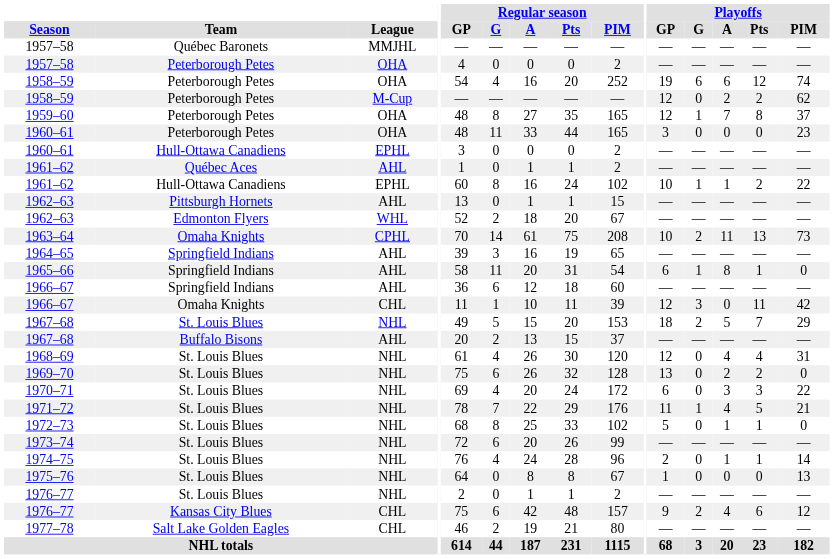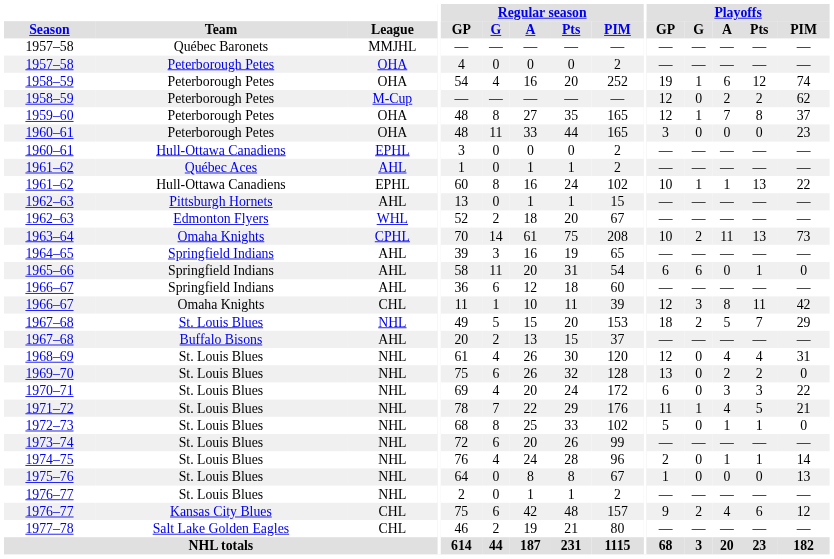(699, 81) 6 -> (699, 81) 1
(759, 184) 2 -> (759, 184) 13
(699, 270) 1 -> (699, 270) 6
(727, 270) 8 -> (727, 270) 0
(727, 305) 0 -> (727, 305) 8
